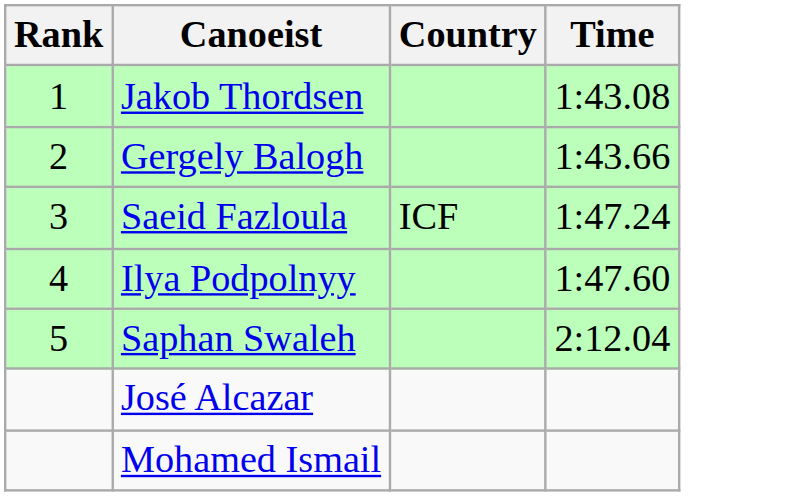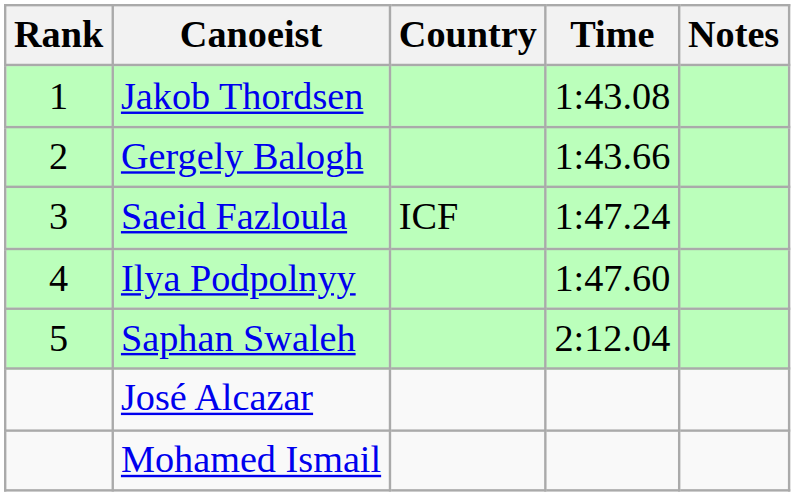+ column: (734, 34)
